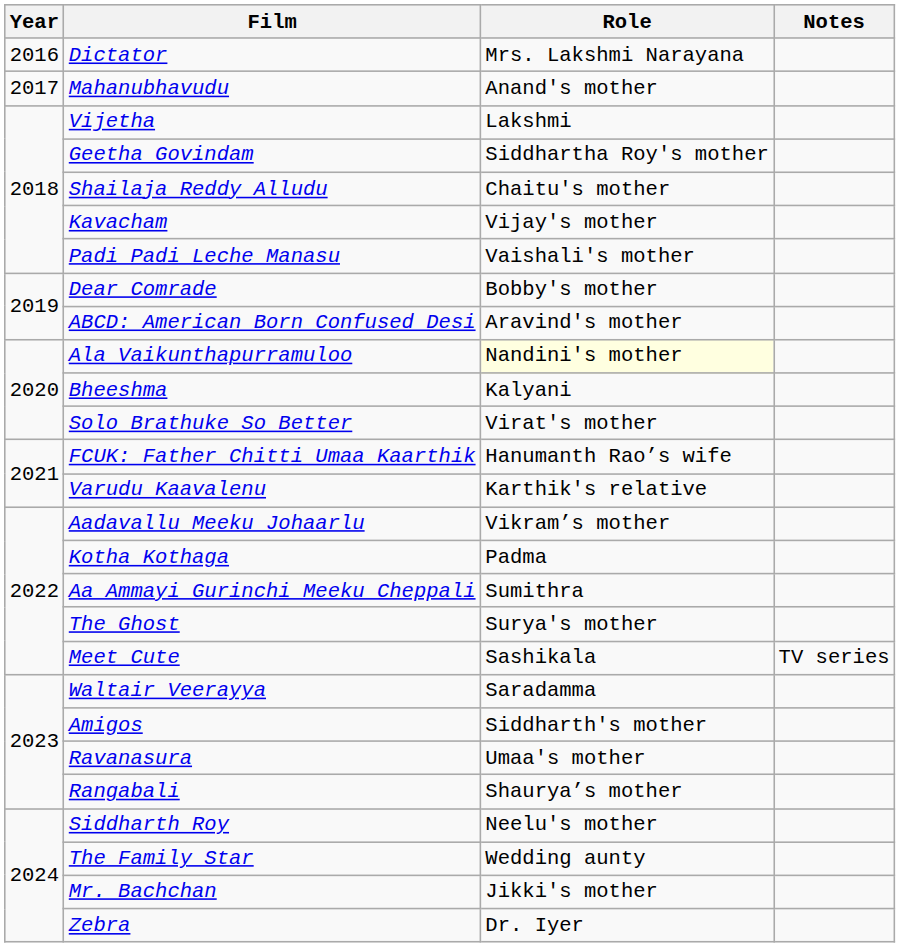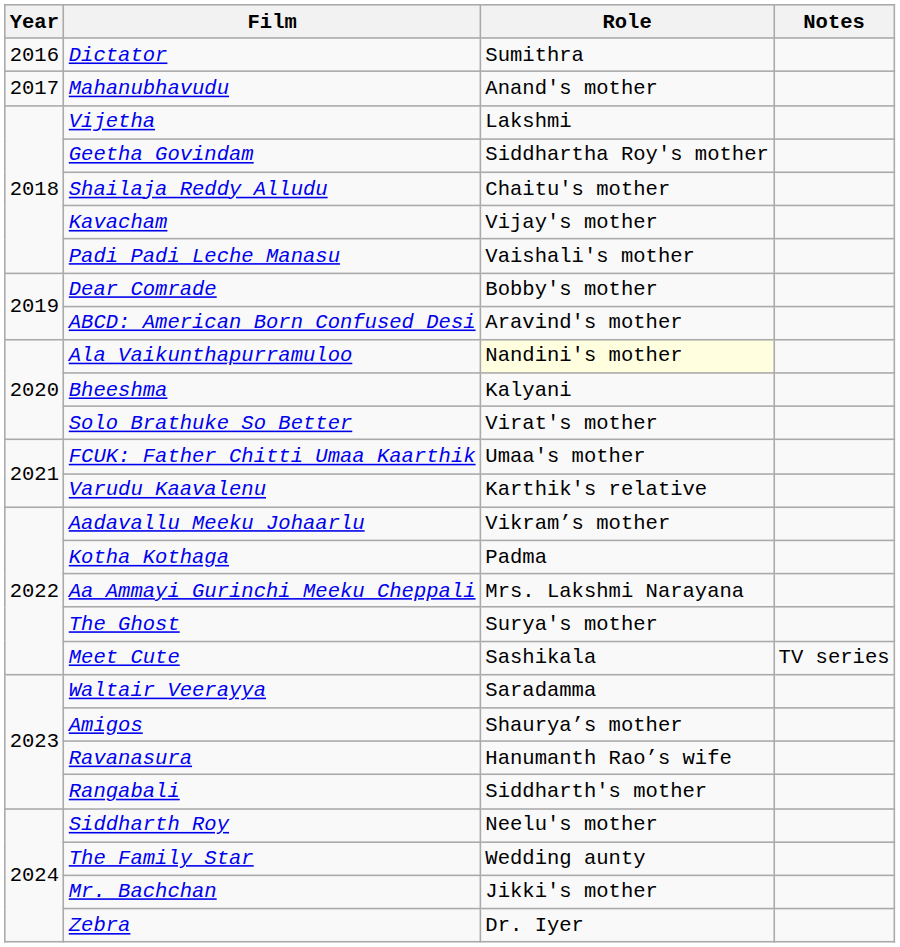(615, 55) Mrs. Lakshmi Narayana -> (535, 55) Sumithra
(609, 457) Hanumanth Rao’s wife -> (565, 457) Umaa's mother
(535, 591) Sumithra -> (615, 591) Mrs. Lakshmi Narayana
(596, 725) Siddharth's mother -> (584, 725) Shaurya’s mother
(565, 758) Umaa's mother -> (609, 758) Hanumanth Rao’s wife
(584, 791) Shaurya’s mother -> (596, 791) Siddharth's mother
